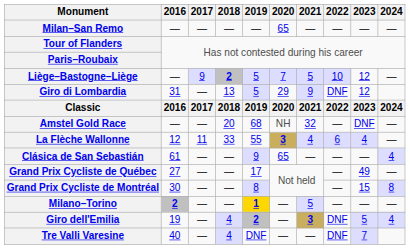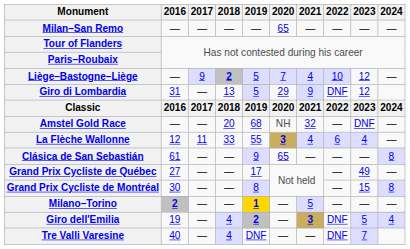(310, 76) 5 -> (310, 76) 4
(391, 156) 4 -> (391, 156) 8
